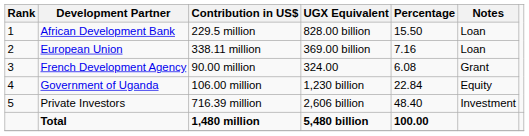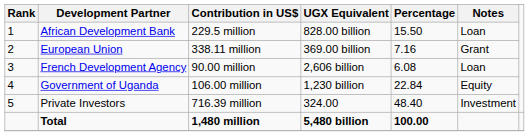(473, 49) Loan -> (475, 49) Grant
(321, 67) 324.00 -> (334, 67) 2,606 billion
(475, 67) Grant -> (473, 67) Loan
(334, 103) 2,606 billion -> (321, 103) 324.00
